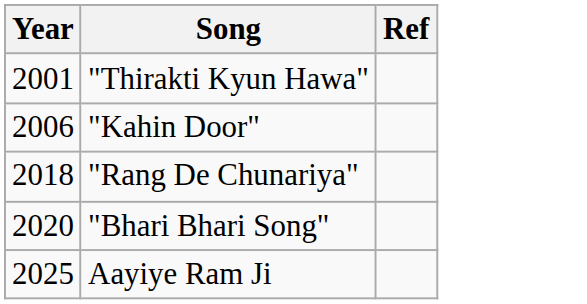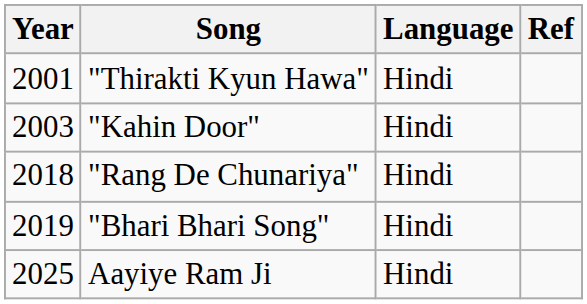+ column: (448, 28)
(43, 126) 2006 -> (43, 126) 2003
(43, 224) 2020 -> (43, 224) 2019
